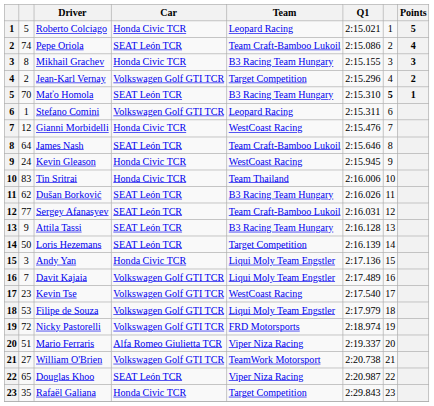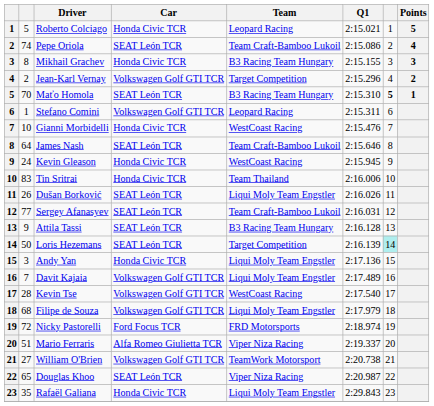(26, 128) 12 -> (26, 128) 10
(26, 194) 62 -> (26, 194) 26
(281, 194) B3 Racing Team Hungary -> (282, 194) Liqui Moly Team Engstler
(390, 244) no background -> (390, 244) paleturquoise background
(26, 294) 23 -> (26, 294) 28
(26, 310) 53 -> (26, 310) 68
(169, 327) Volkswagen Golf GTI TCR -> (147, 327) Ford Focus TCR
(268, 393) Target Competition -> (282, 393) Liqui Moly Team Engstler
